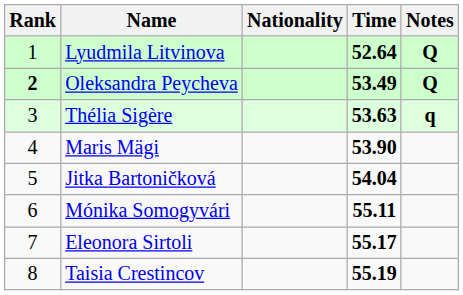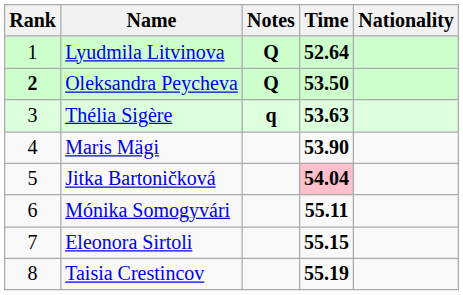columns swapped: (295, 20) <-> (430, 20)
(374, 83) 53.49 -> (327, 83) 53.50
(374, 178) no background -> (327, 178) pink background
(374, 242) 55.17 -> (327, 242) 55.15
